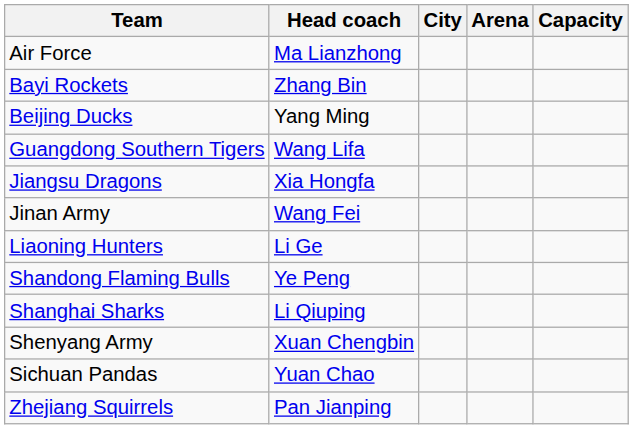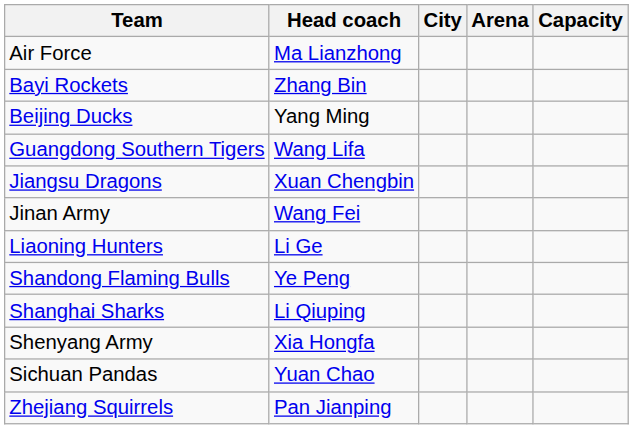(324, 181) Xia Hongfa -> (344, 181) Xuan Chengbin
(344, 342) Xuan Chengbin -> (324, 342) Xia Hongfa
